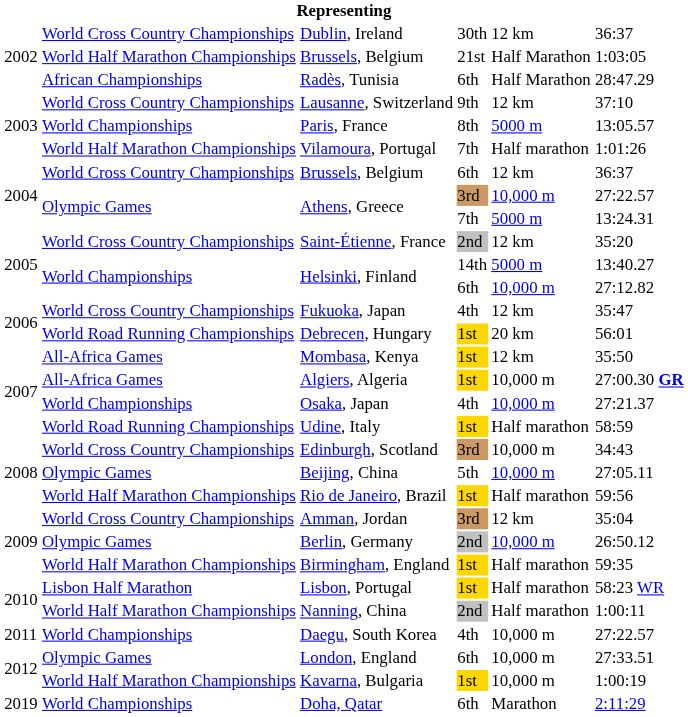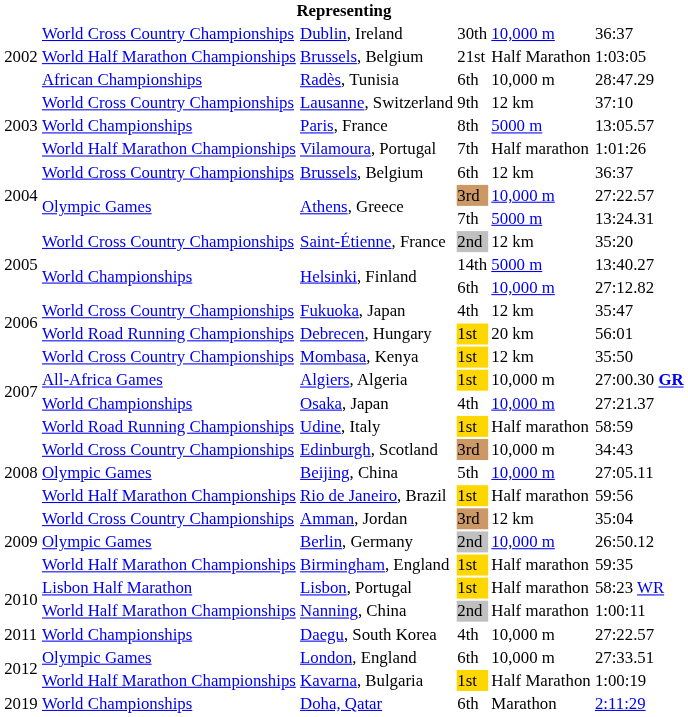(513, 33) 12 km -> (523, 33) 10,000 m
(541, 79) Half Marathon -> (523, 79) 10,000 m
(102, 357) All-Africa Games -> (168, 357) World Cross Country Championships
(523, 680) 10,000 m -> (541, 680) Half Marathon
